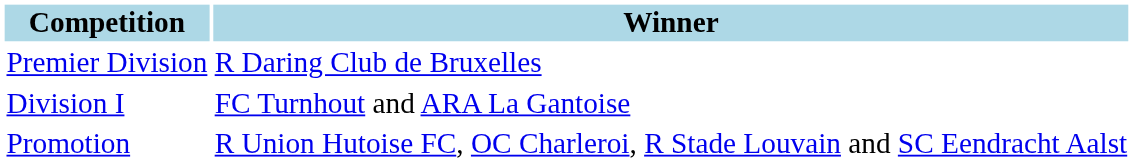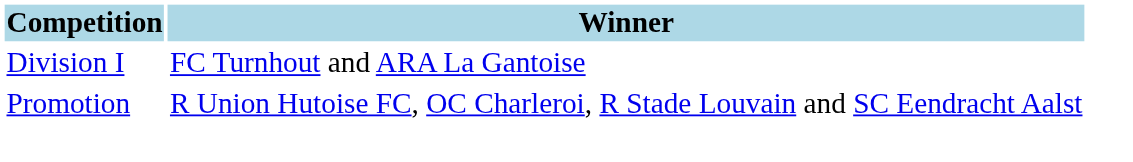- row: (107, 62)
